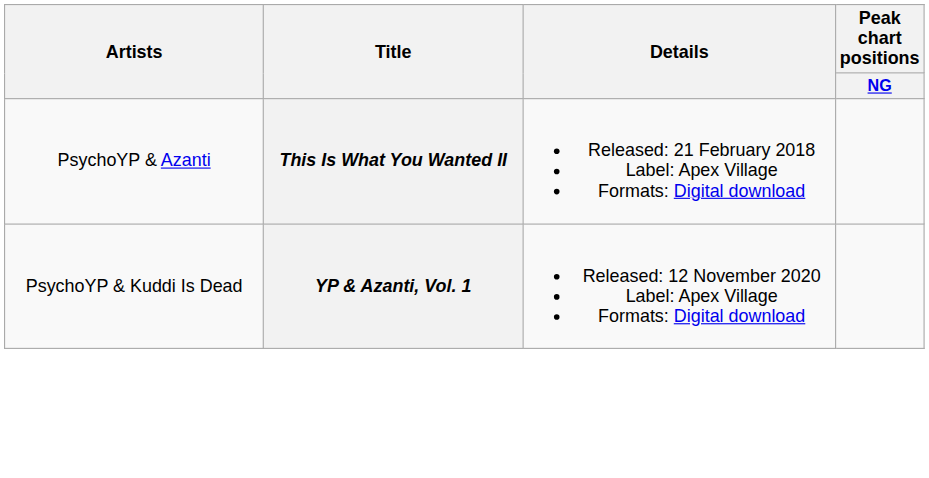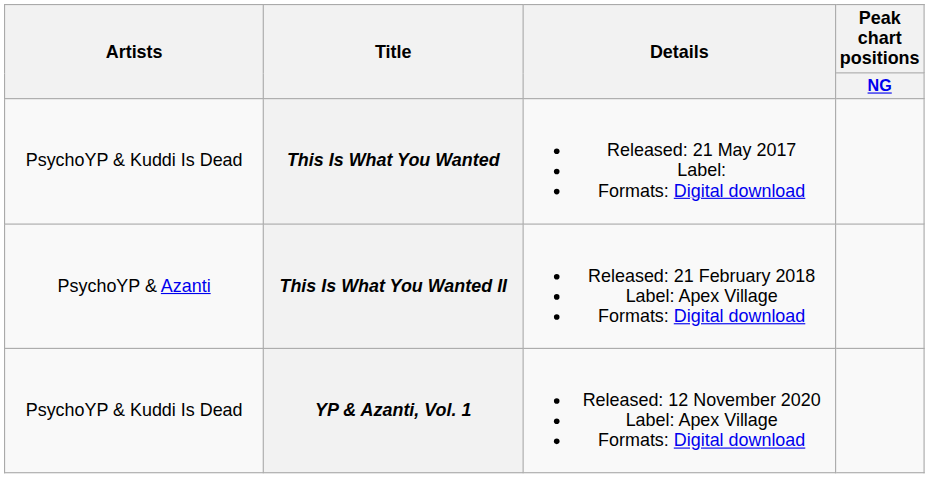+ row: (393, 161)
